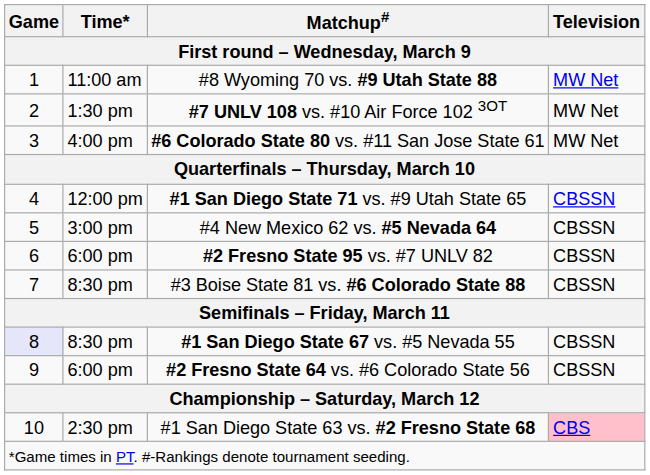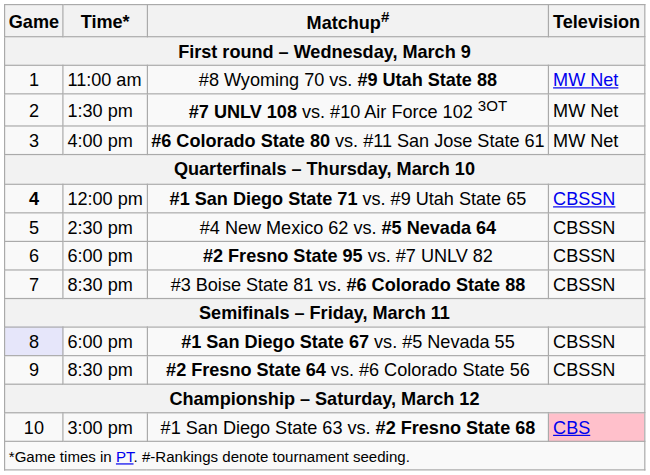(34, 198) normal -> (34, 198) bold
(100, 227) 3:00 pm -> (100, 227) 2:30 pm
(100, 341) 8:30 pm -> (100, 341) 6:00 pm
(100, 370) 6:00 pm -> (100, 370) 8:30 pm
(100, 427) 2:30 pm -> (100, 427) 3:00 pm
